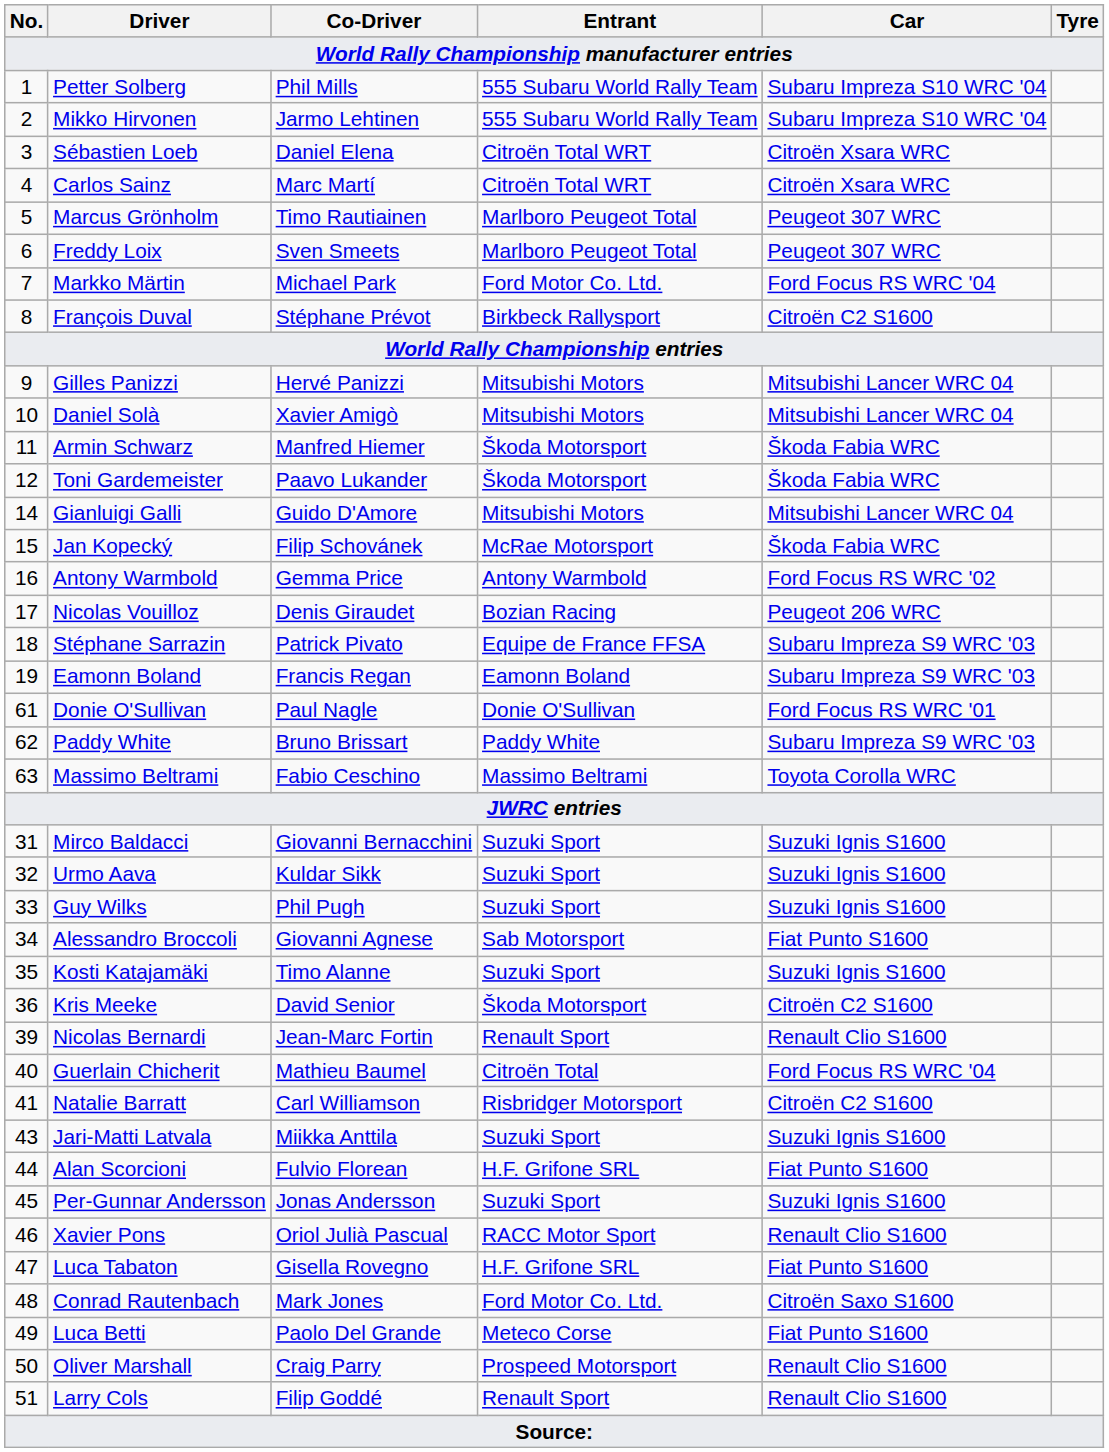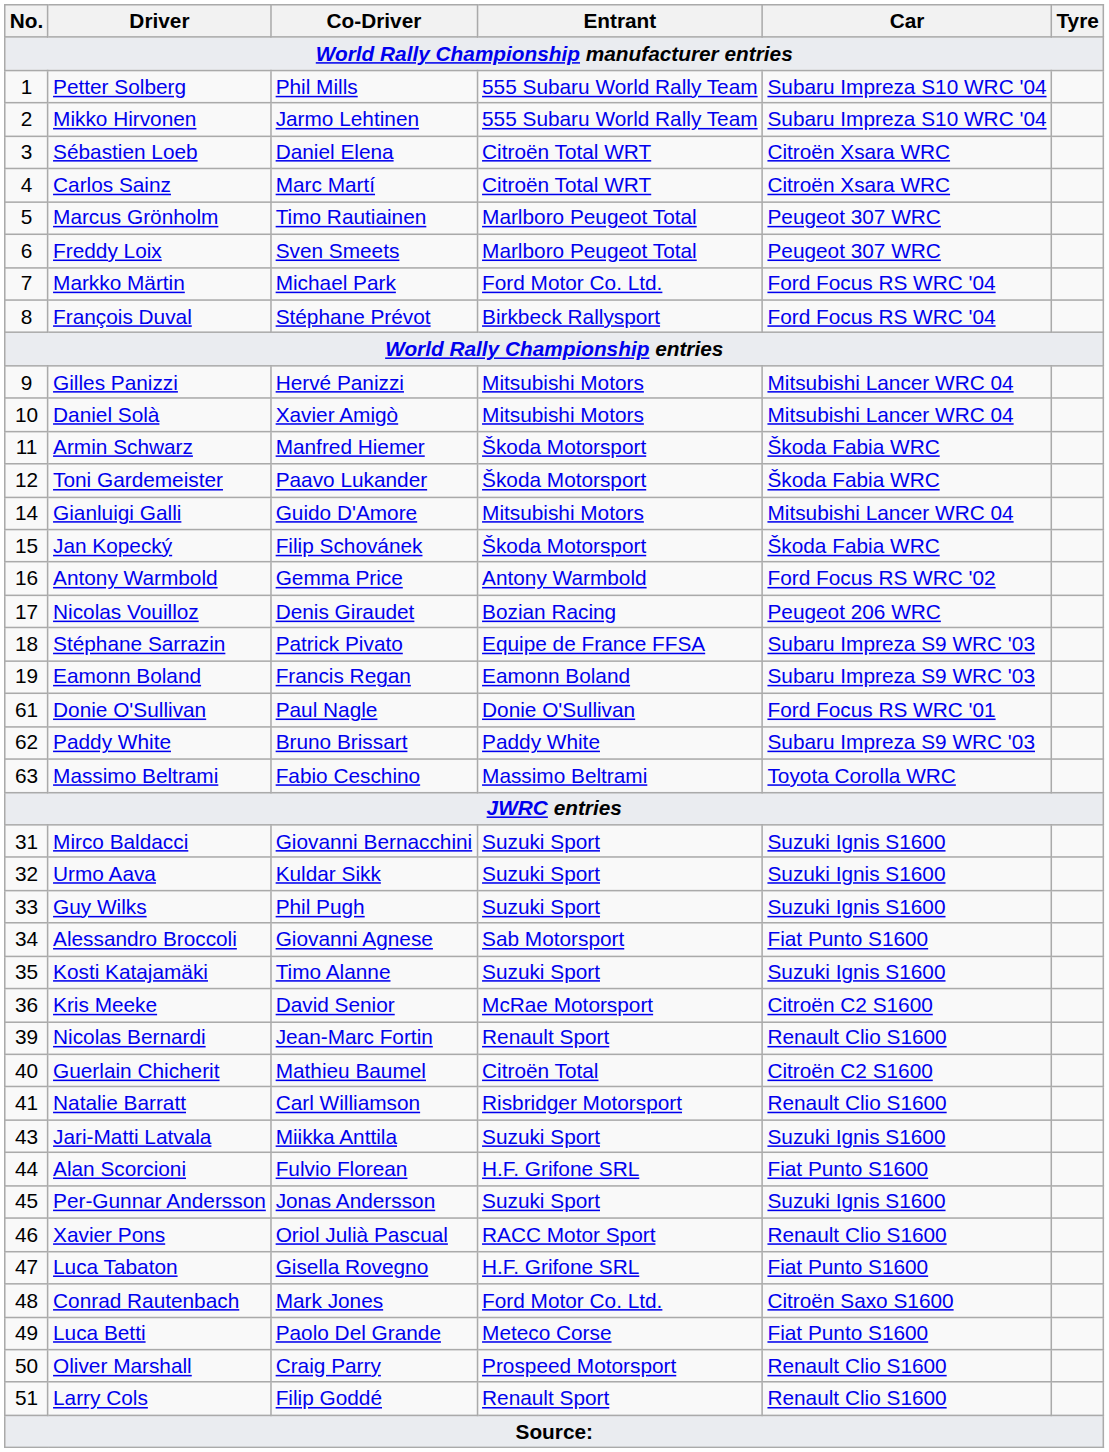(850, 316) Citroën C2 S1600 -> (882, 316) Ford Focus RS WRC '04
(568, 546) McRae Motorsport -> (564, 546) Škoda Motorsport
(564, 1005) Škoda Motorsport -> (568, 1005) McRae Motorsport
(882, 1070) Ford Focus RS WRC '04 -> (850, 1070) Citroën C2 S1600
(850, 1103) Citroën C2 S1600 -> (857, 1103) Renault Clio S1600
